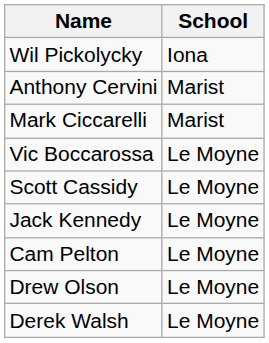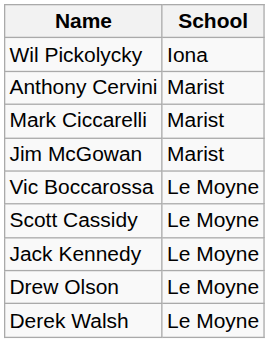+ row: (76, 154)
- row: (64, 253)
